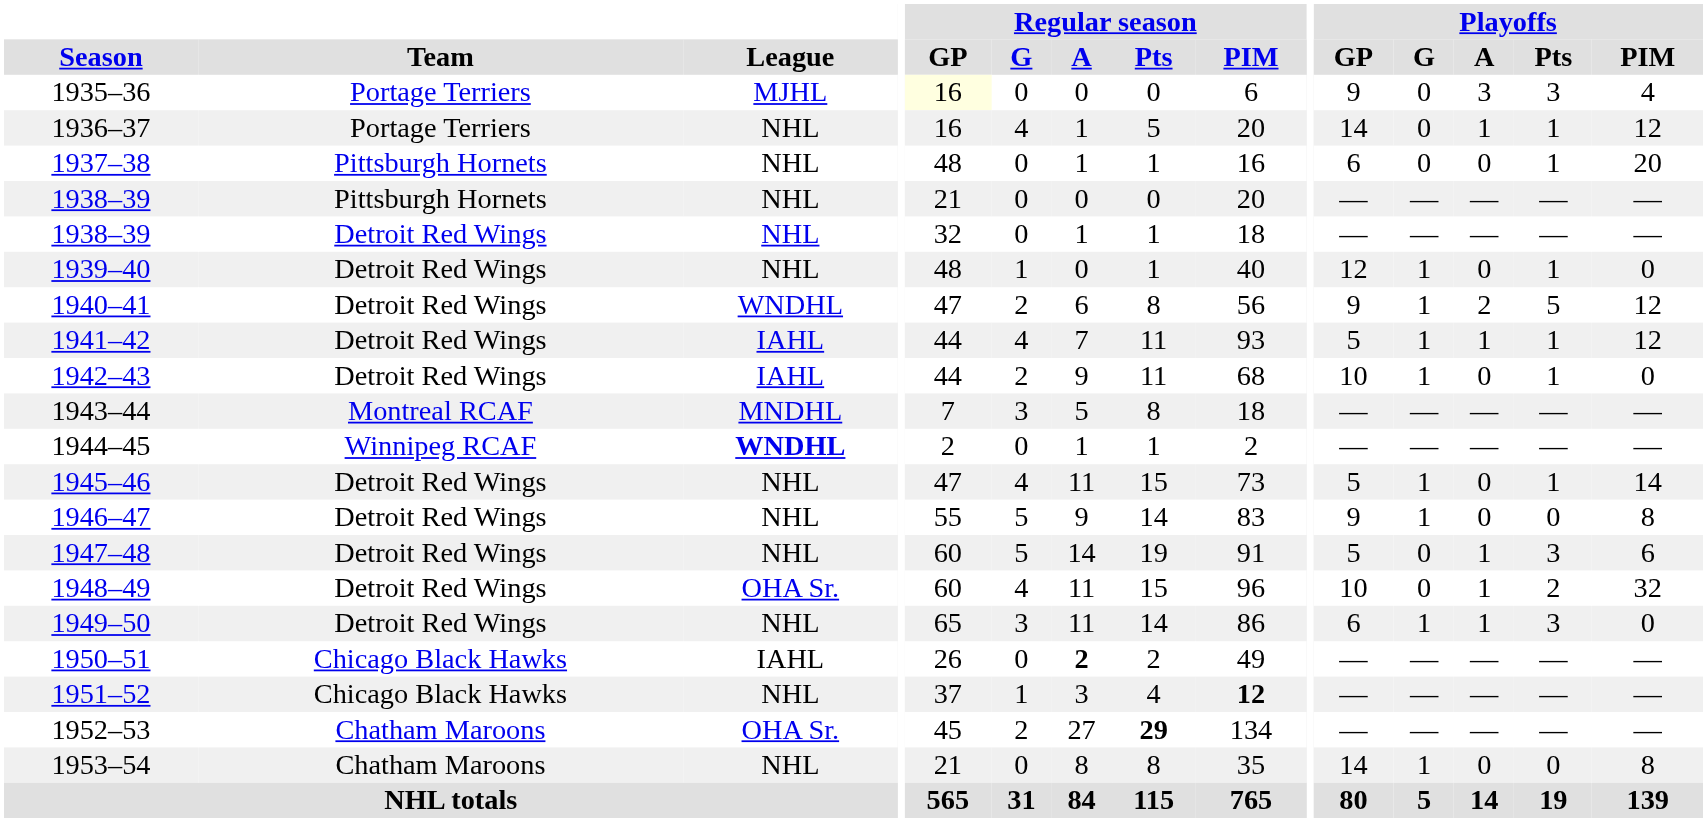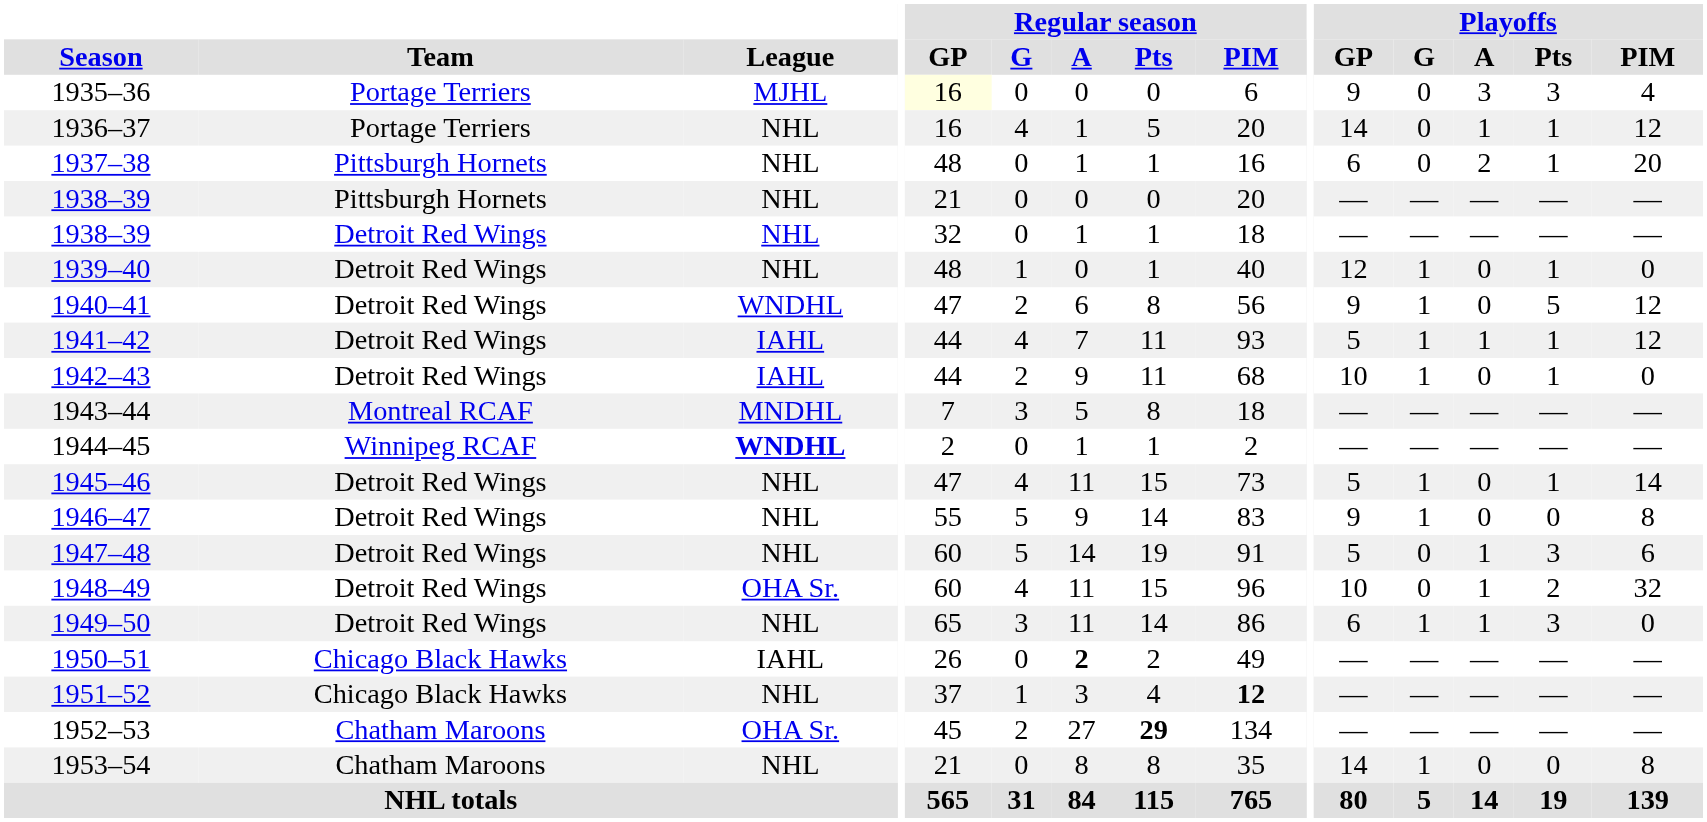(1484, 162) 0 -> (1484, 162) 2
(1484, 304) 2 -> (1484, 304) 0
